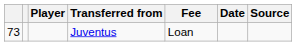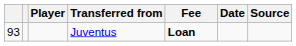(13, 31) 73 -> (13, 31) 93
(181, 31) normal -> (182, 31) bold
